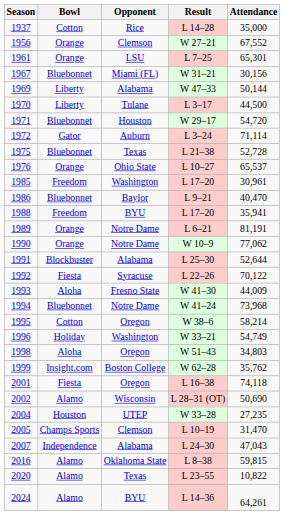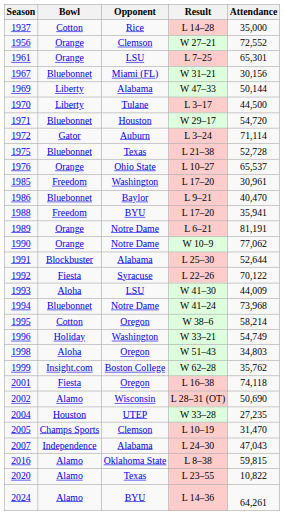(254, 43) 67,552 -> (254, 43) 72,552
(135, 290) Fresno State -> (135, 290) LSU
